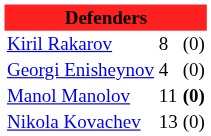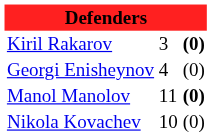(164, 43) 8 -> (164, 43) 3
(194, 43) normal -> (194, 43) bold
(168, 122) 13 -> (168, 122) 10
